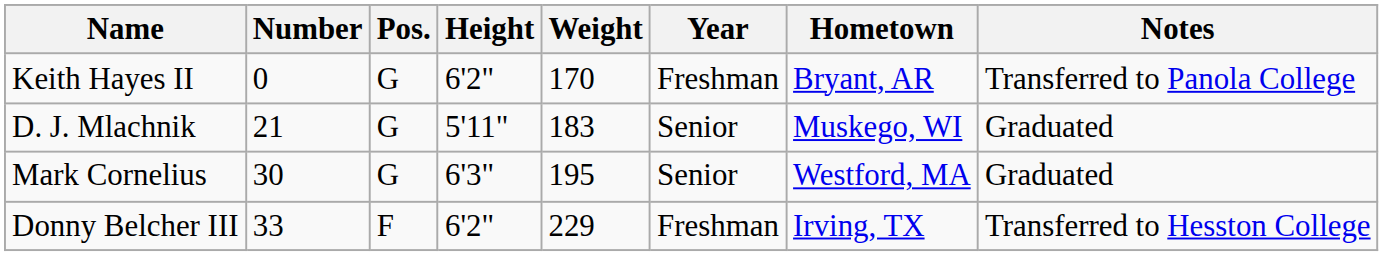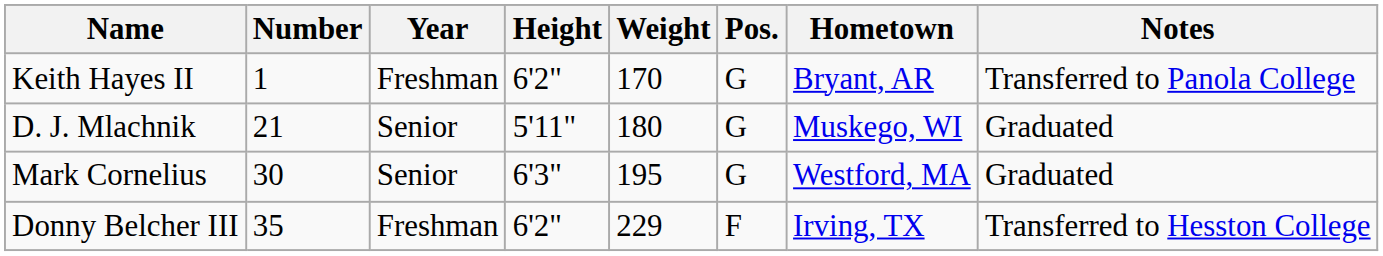columns swapped: (404, 28) <-> (718, 28)
(260, 77) 0 -> (260, 77) 1
(572, 126) 183 -> (639, 126) 180
(268, 224) 33 -> (268, 224) 35
